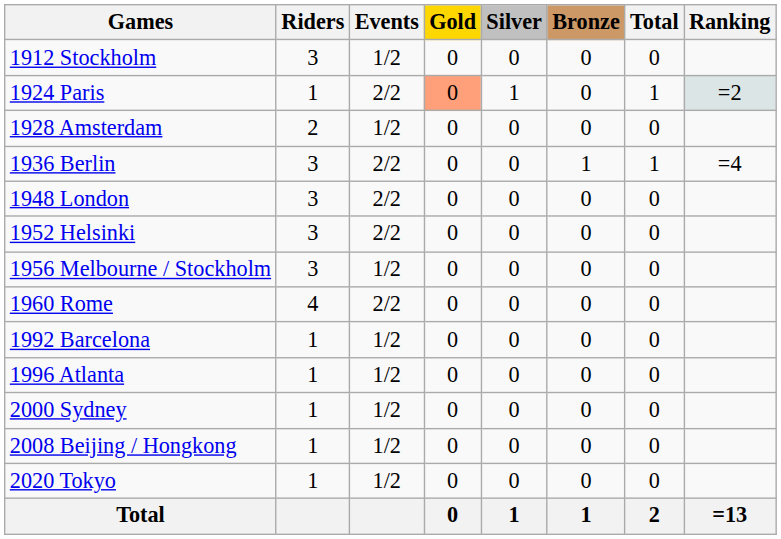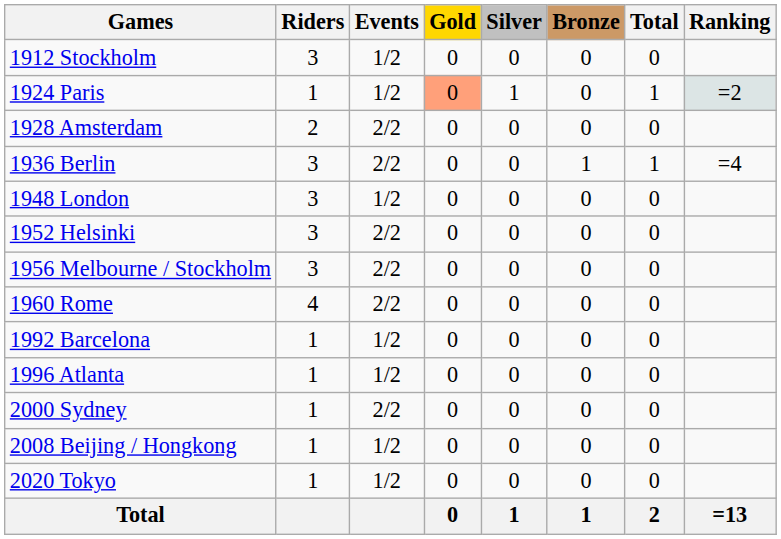(387, 92) 2/2 -> (387, 92) 1/2
(387, 127) 1/2 -> (387, 127) 2/2
(387, 198) 2/2 -> (387, 198) 1/2
(387, 269) 1/2 -> (387, 269) 2/2
(387, 410) 1/2 -> (387, 410) 2/2
